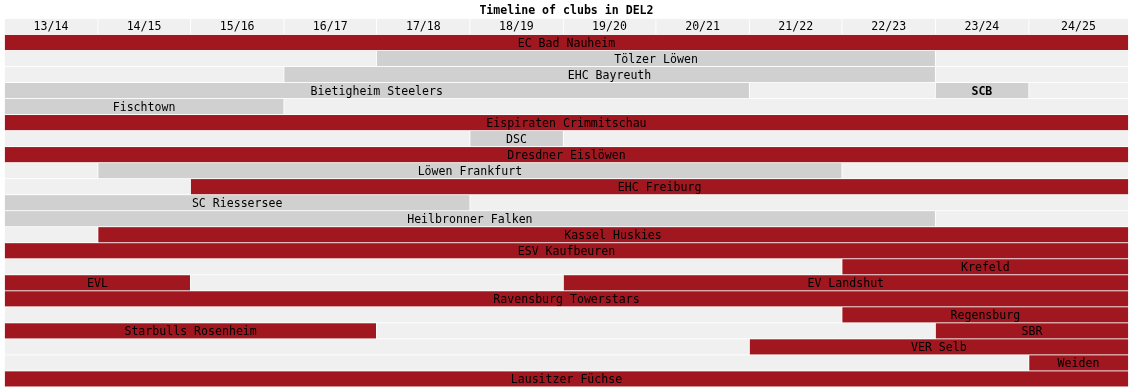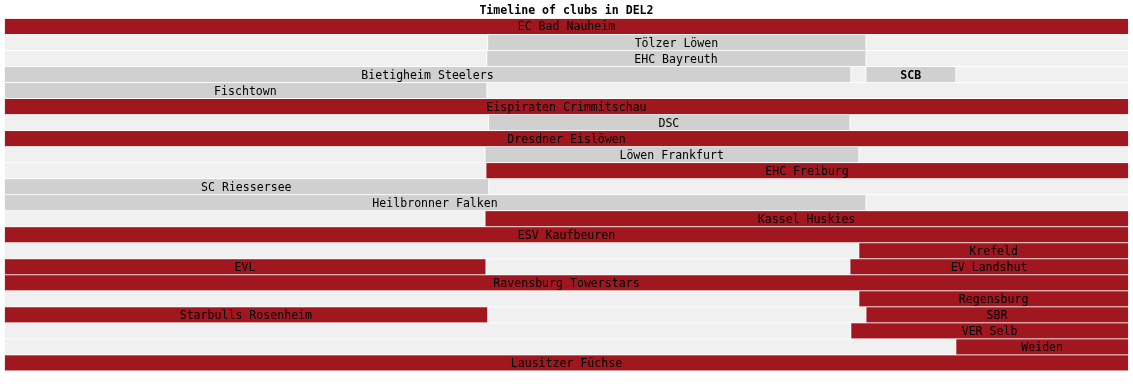- row: (144, 26)
